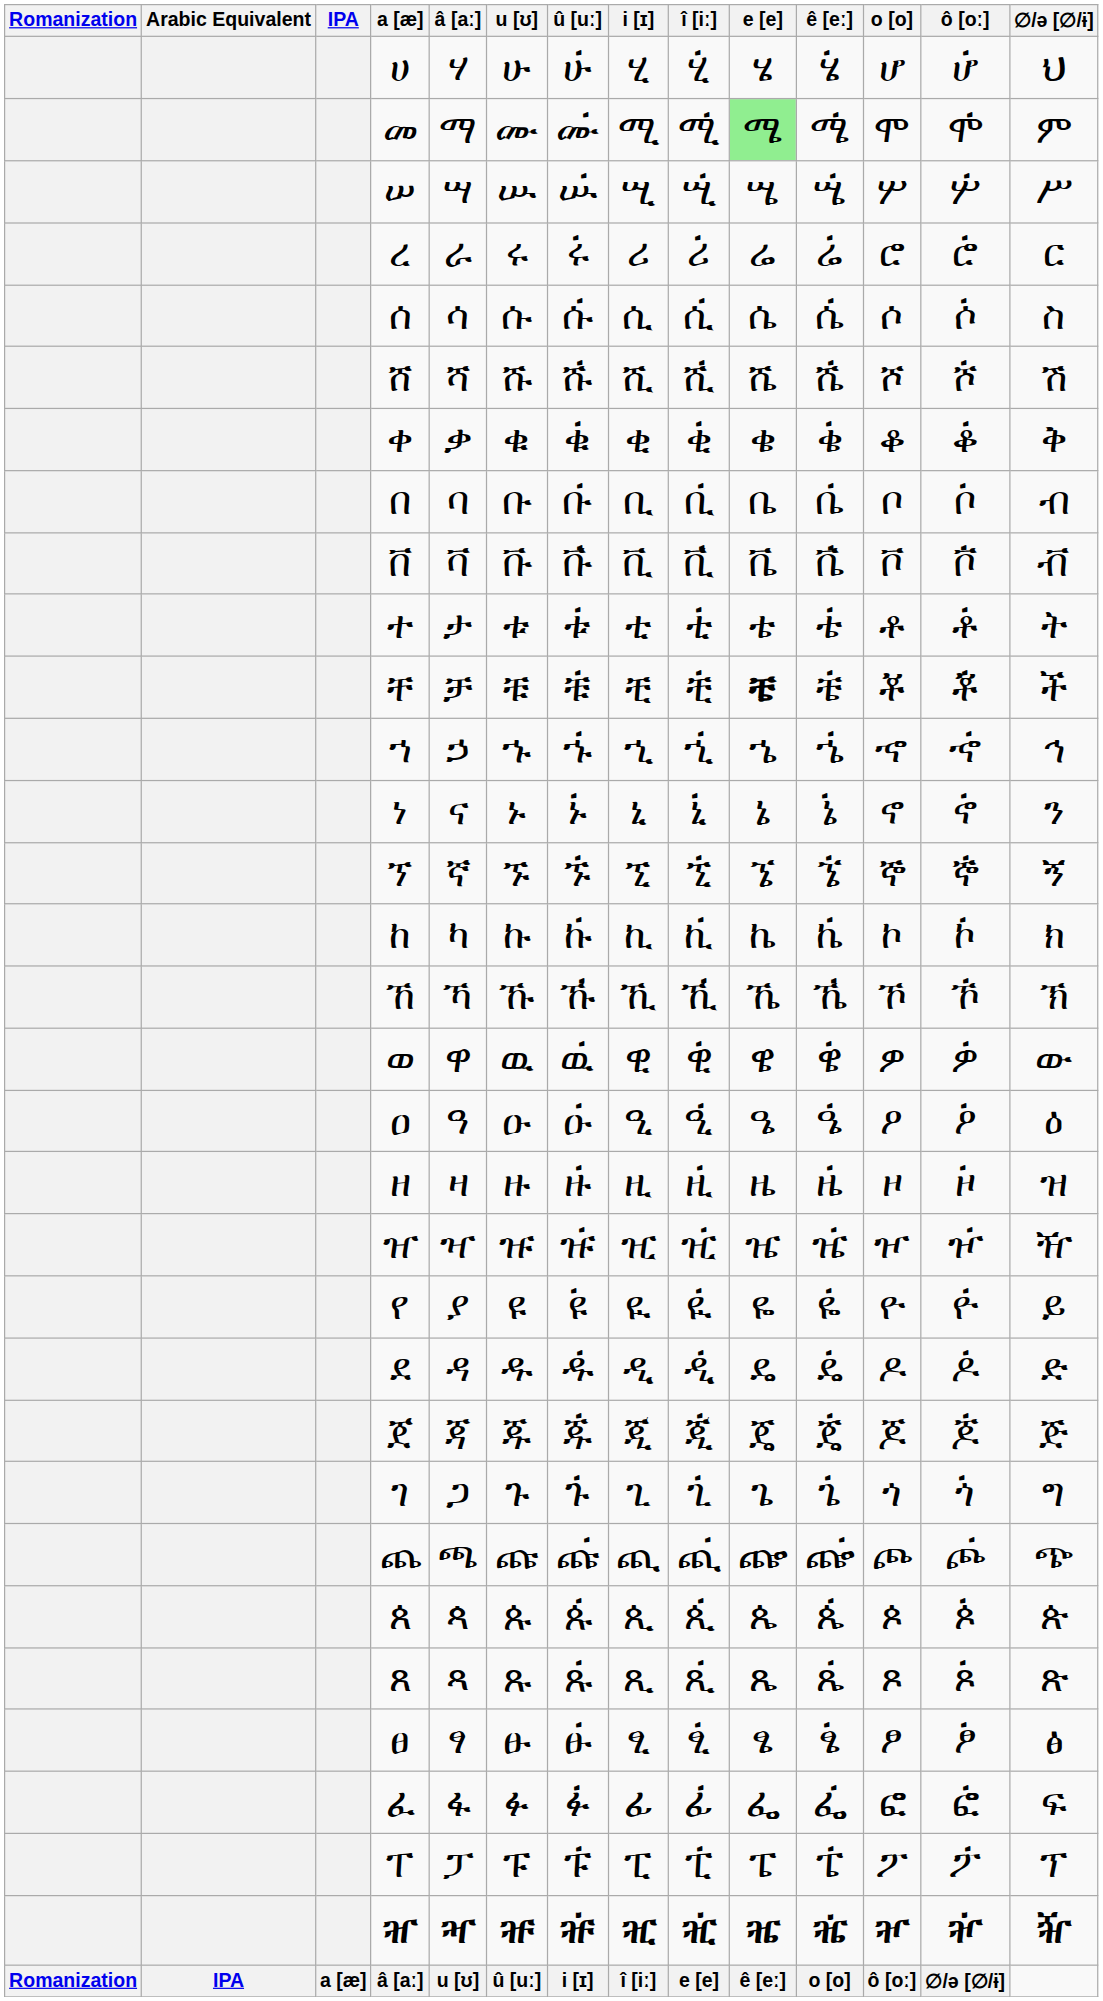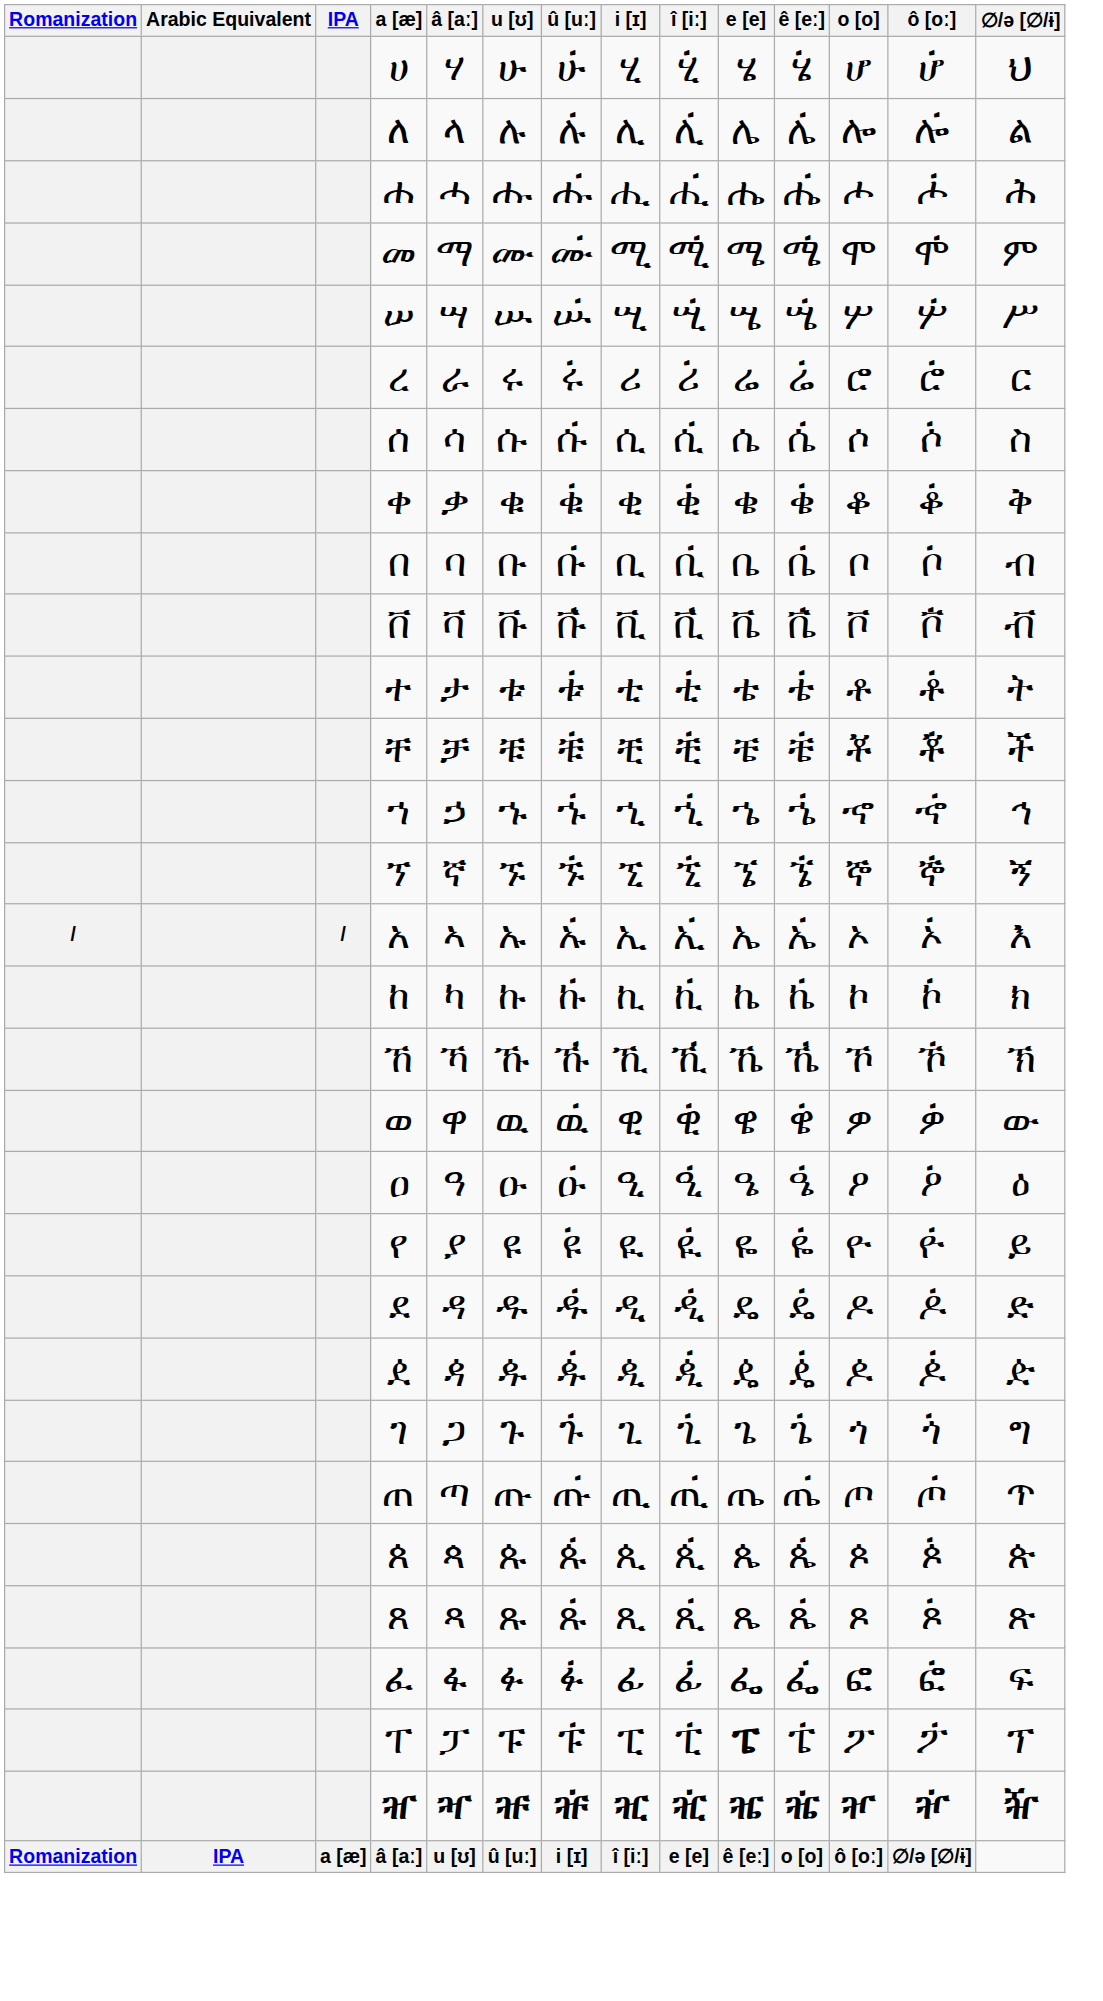+ row: (399, 129)
+ row: (399, 191)
(763, 129) lightgreen background -> (746, 253) no background
- row: (400, 377)
(763, 687) bold -> (746, 749) normal
- row: (400, 811)
+ row: (399, 934)
- row: (400, 1182)
- row: (400, 1244)
+ row: (399, 1368)
- row: (400, 1430)
+ row: (399, 1492)
- row: (400, 1554)
- row: (400, 1740)
(763, 1864) normal -> (746, 1740) bold
